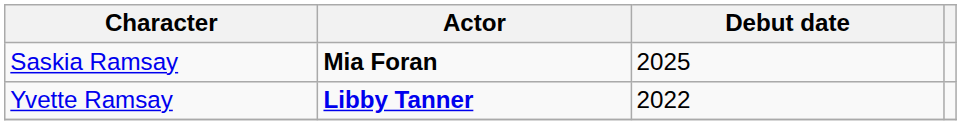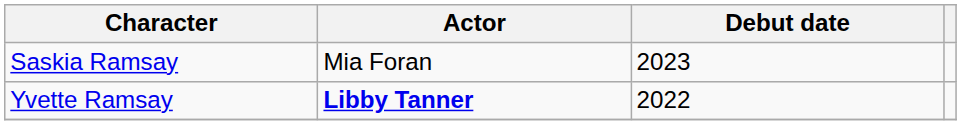(381, 61) bold -> (378, 61) normal
(663, 61) 2025 -> (663, 61) 2023
